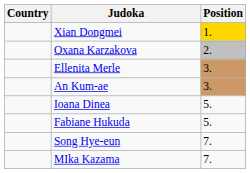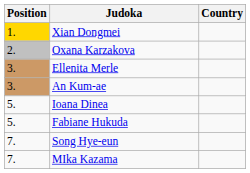columns swapped: (223, 13) <-> (28, 13)
